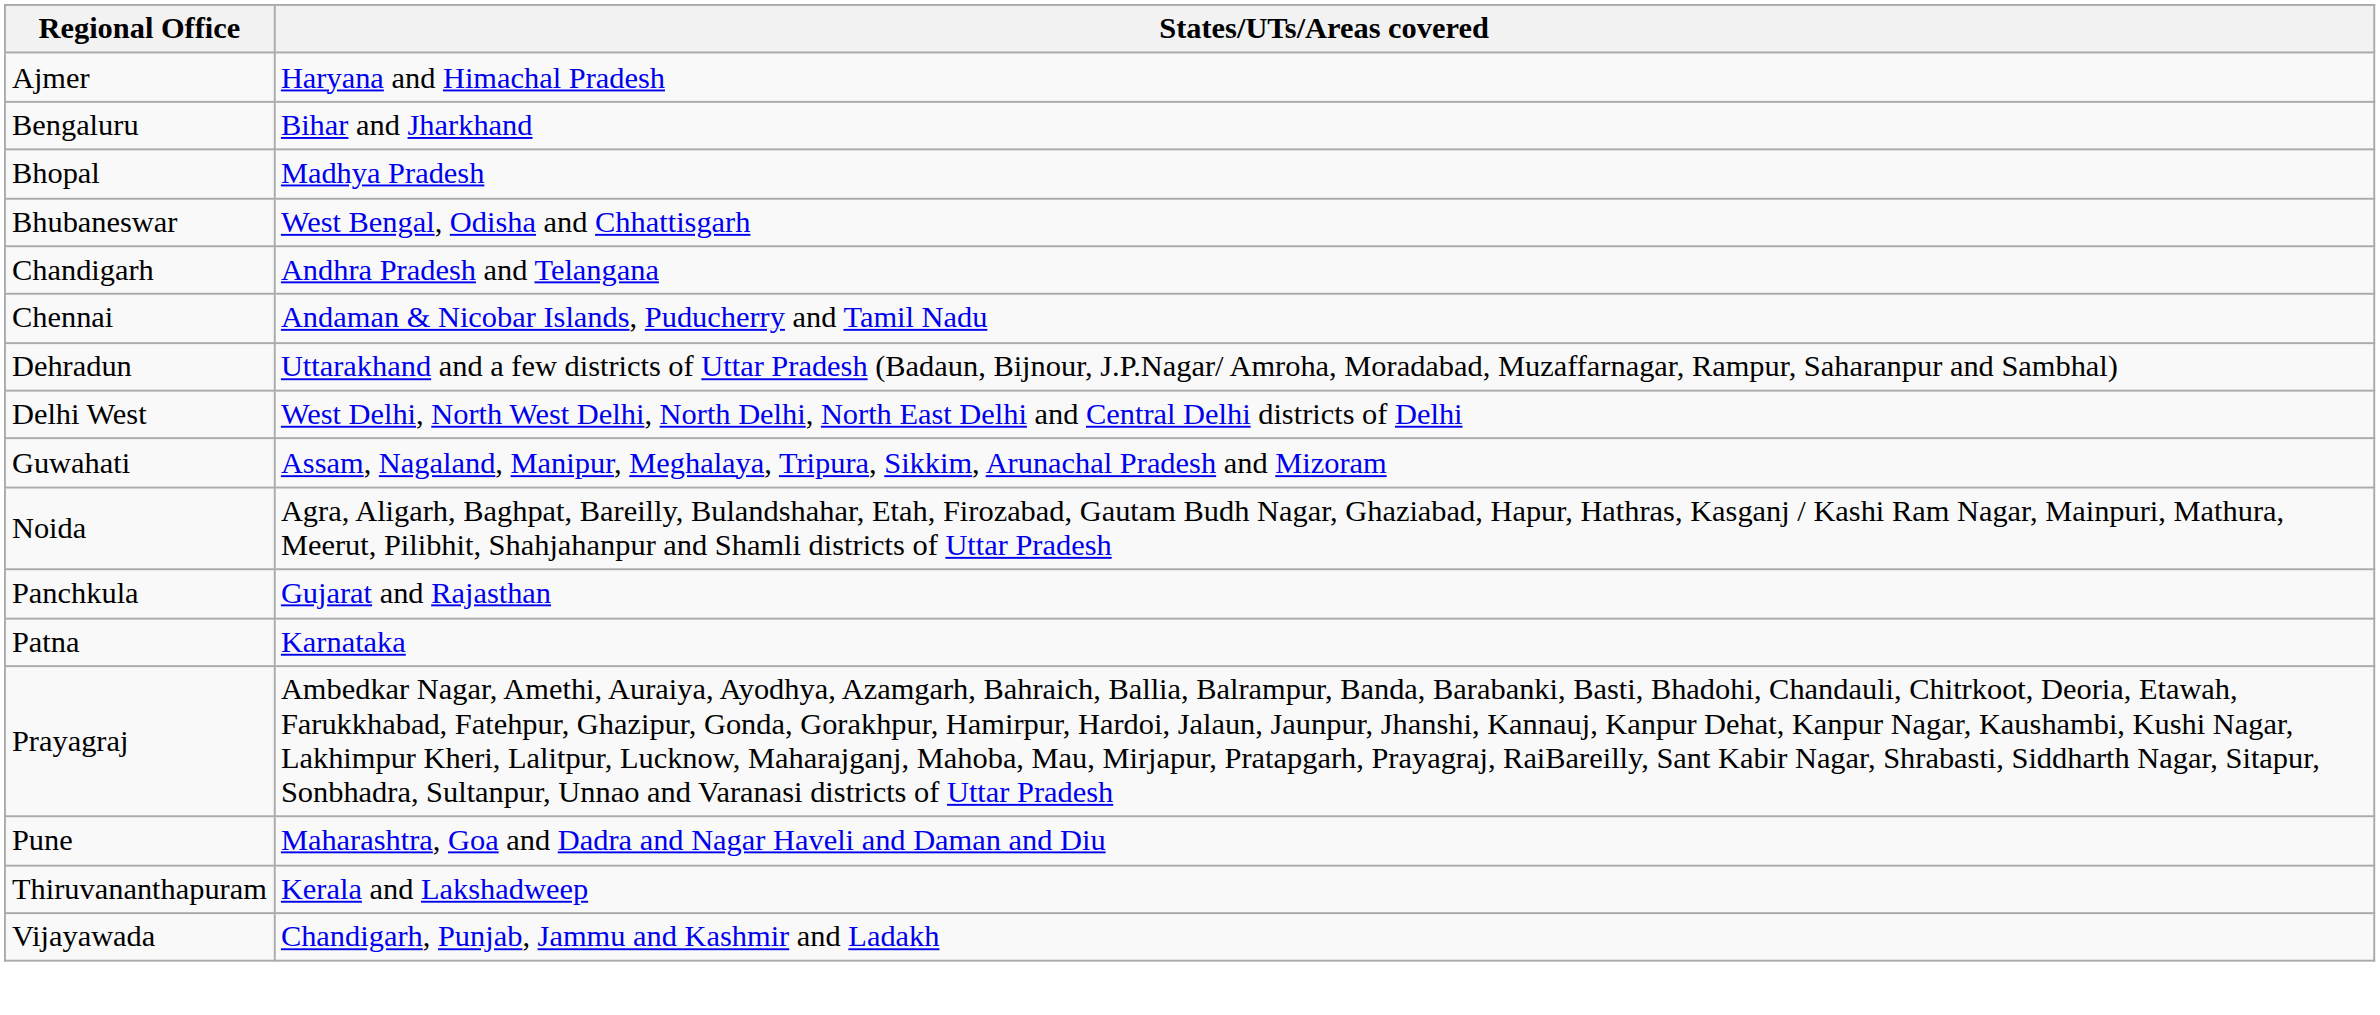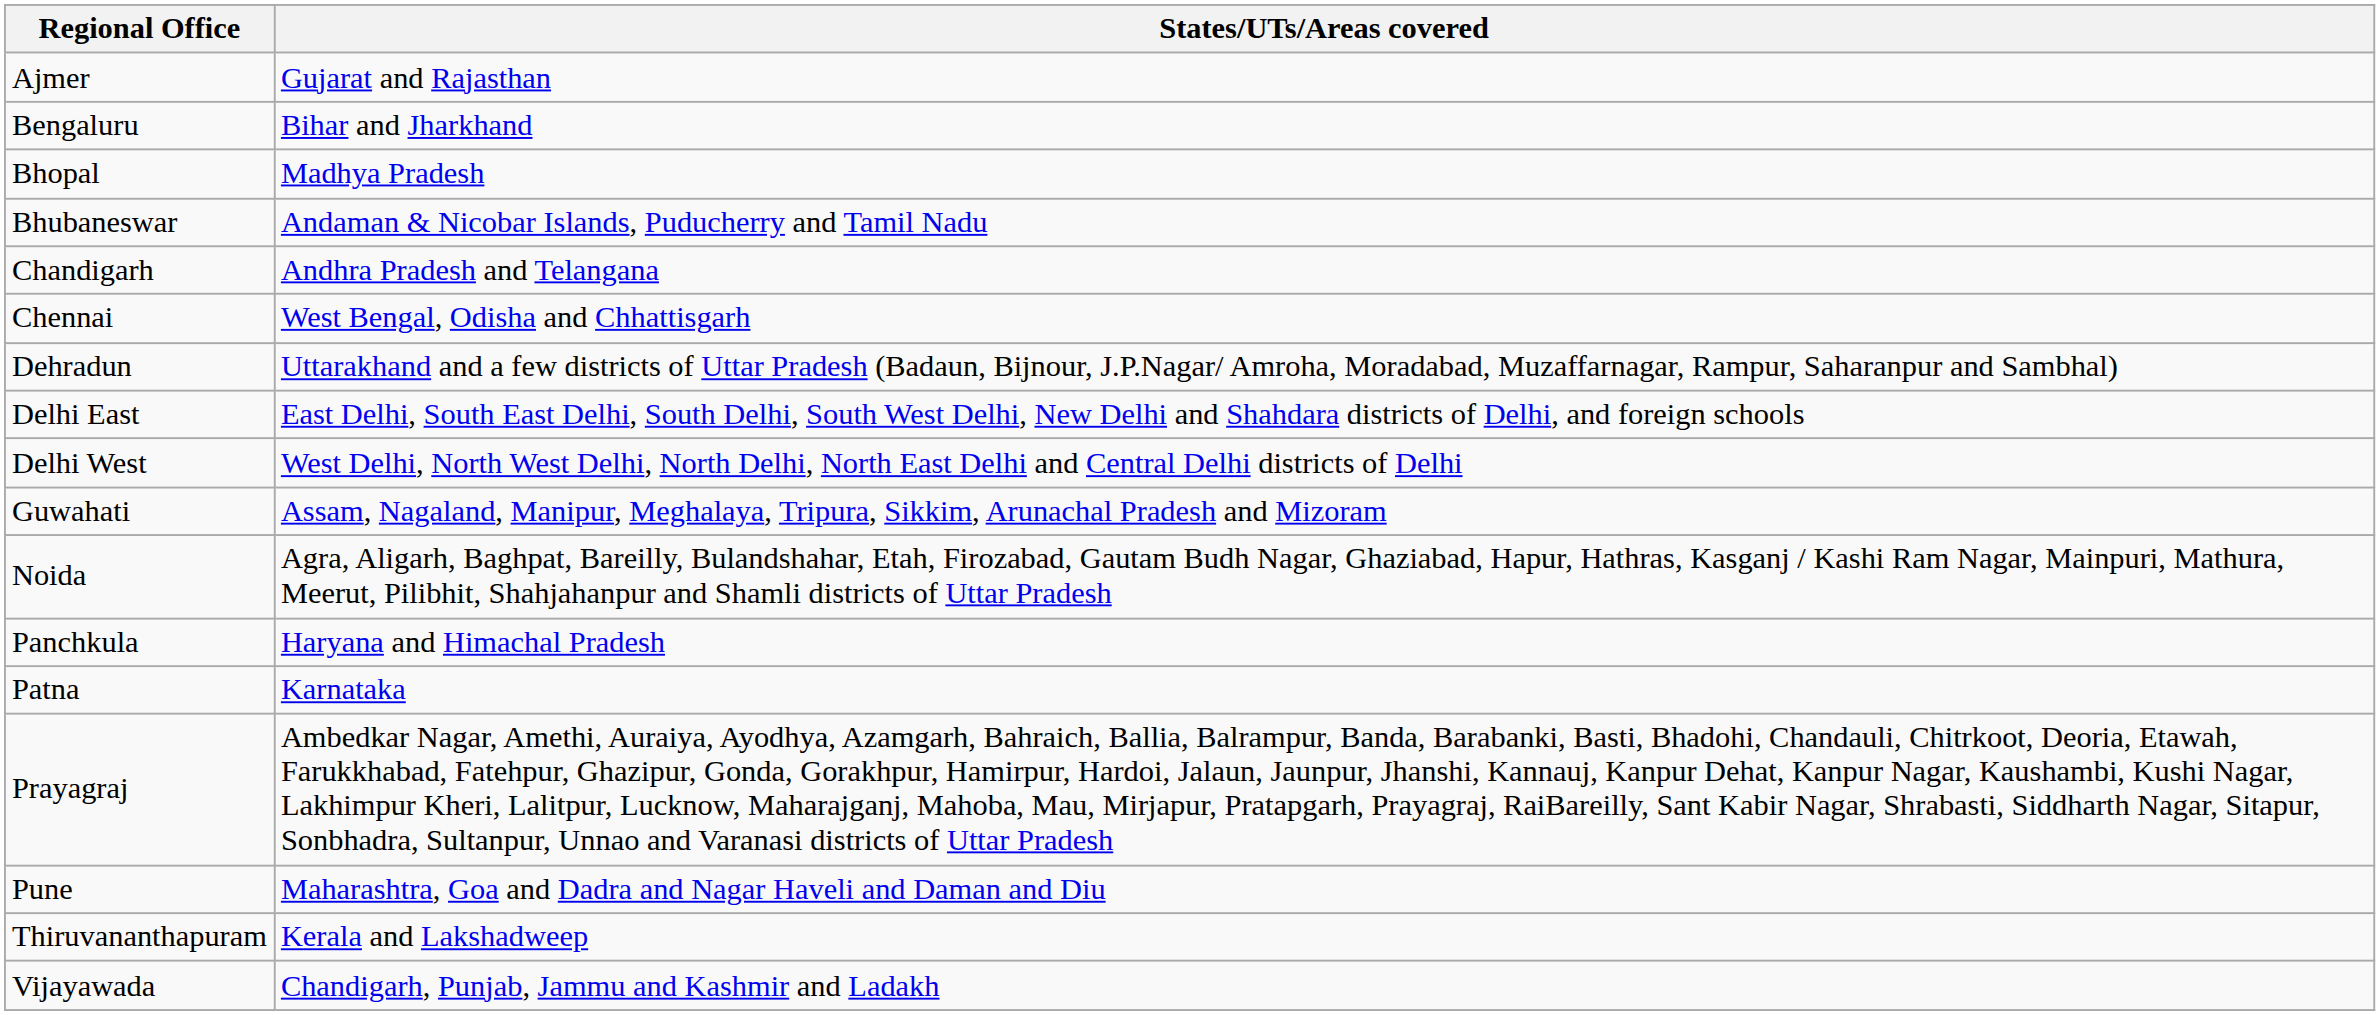(473, 76) Haryana and Himachal Pradesh -> (416, 76) Gujarat and Rajasthan
(516, 221) West Bengal, Odisha and Chhattisgarh -> (634, 221) Andaman & Nicobar Islands, Puducherry and Tamil Nadu
(634, 317) Andaman & Nicobar Islands, Puducherry and Tamil Nadu -> (516, 317) West Bengal, Odisha and Chhattisgarh
+ row: (76, 414)
(416, 593) Gujarat and Rajasthan -> (473, 641) Haryana and Himachal Pradesh
